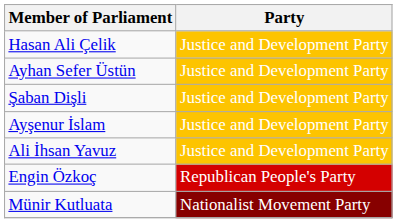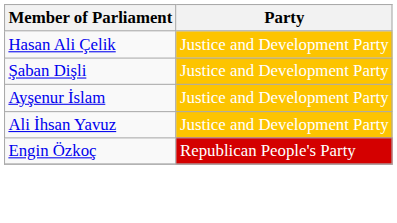- row: (72, 71)
- row: (60, 204)
